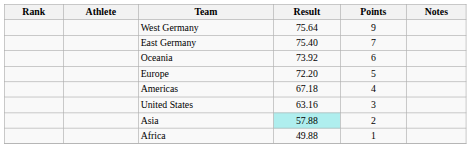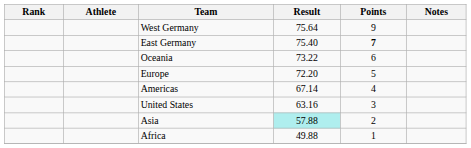(373, 43) normal -> (373, 43) bold
(307, 58) 73.92 -> (307, 58) 73.22
(307, 89) 67.18 -> (307, 89) 67.14
